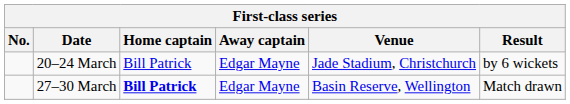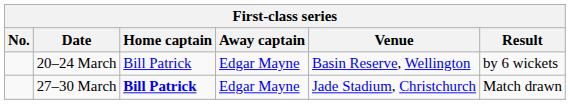(394, 63) Jade Stadium, Christchurch -> (391, 63) Basin Reserve, Wellington
(391, 87) Basin Reserve, Wellington -> (394, 87) Jade Stadium, Christchurch
